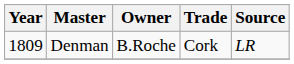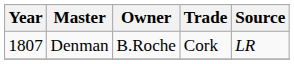(26, 45) 1809 -> (26, 45) 1807
